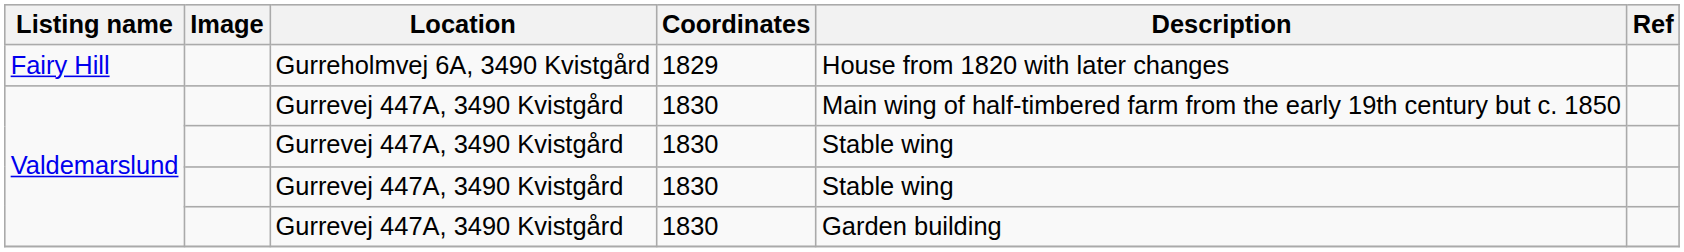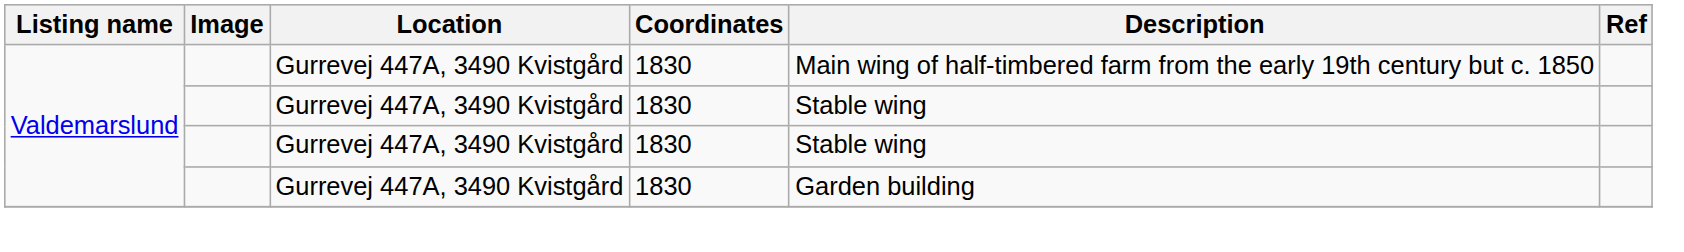- row: (60, 65)
